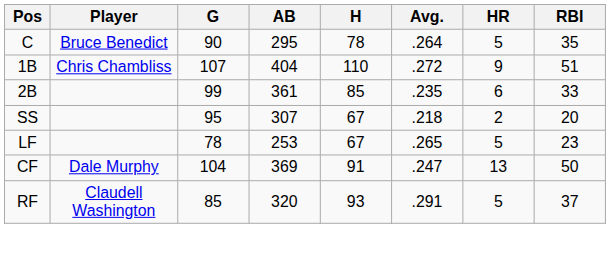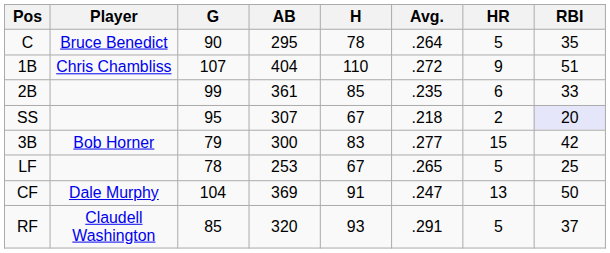(570, 117) no background -> (570, 117) lavender background
+ row: (27, 142)
(570, 142) 23 -> (570, 167) 25
